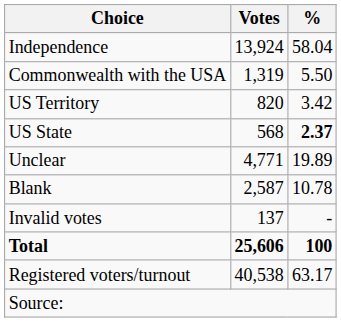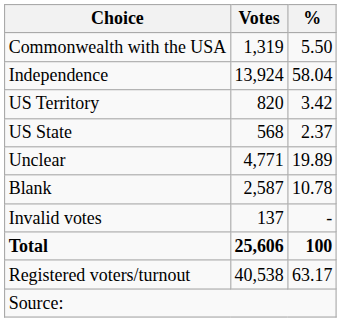rows swapped: (58, 47) <-> (117, 75)
(317, 132) bold -> (317, 132) normal
